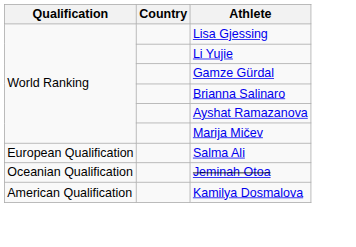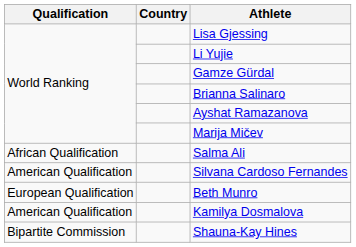(70, 152) European Qualification -> (63, 152) African Qualification
- row: (232, 172)
+ row: (270, 172)
+ row: (225, 192)
+ row: (245, 232)
